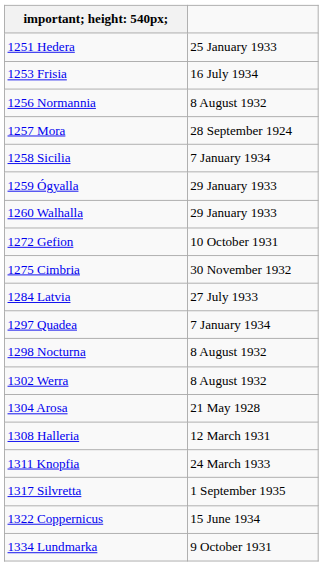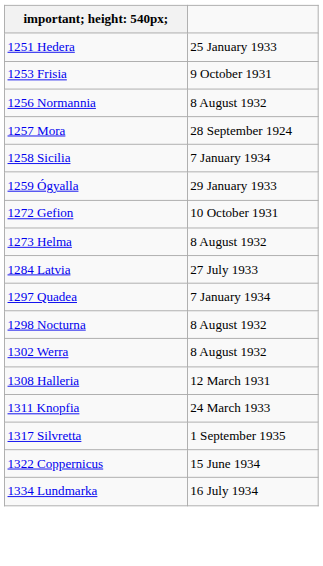(224, 74) 16 July 1934 -> (231, 74) 9 October 1931
- row: (45, 213)
+ row: (40, 241)
- row: (44, 269)
- row: (38, 408)
(231, 546) 9 October 1931 -> (224, 491) 16 July 1934
